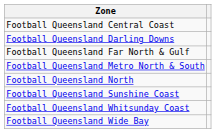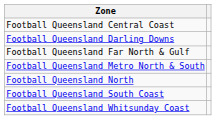+ row: (85, 94)
- row: (93, 94)
- row: (78, 121)
